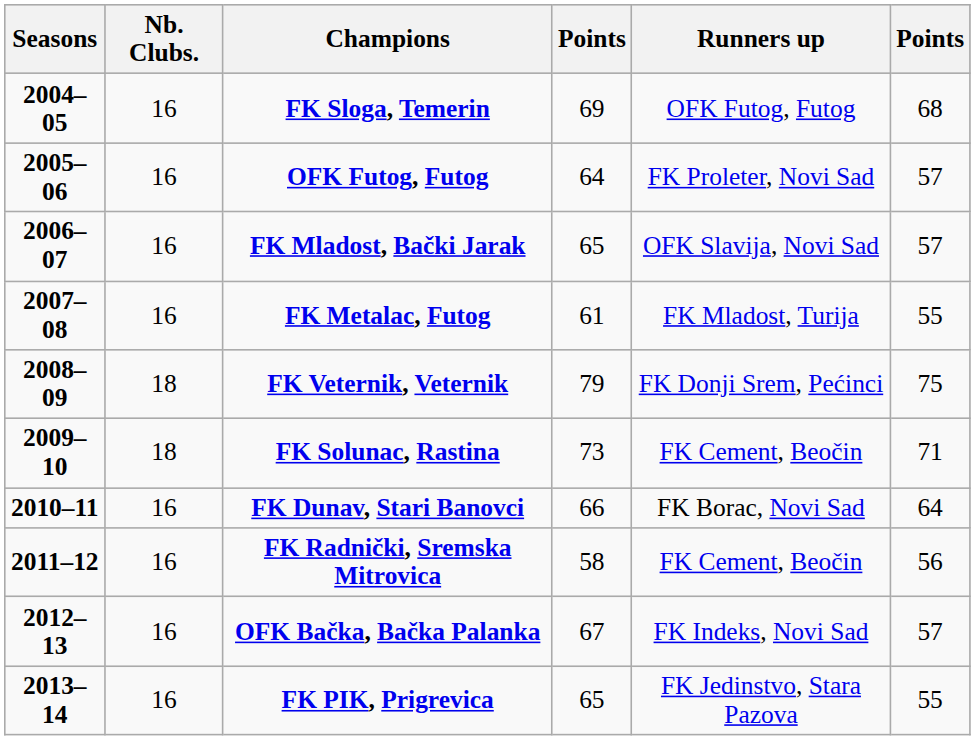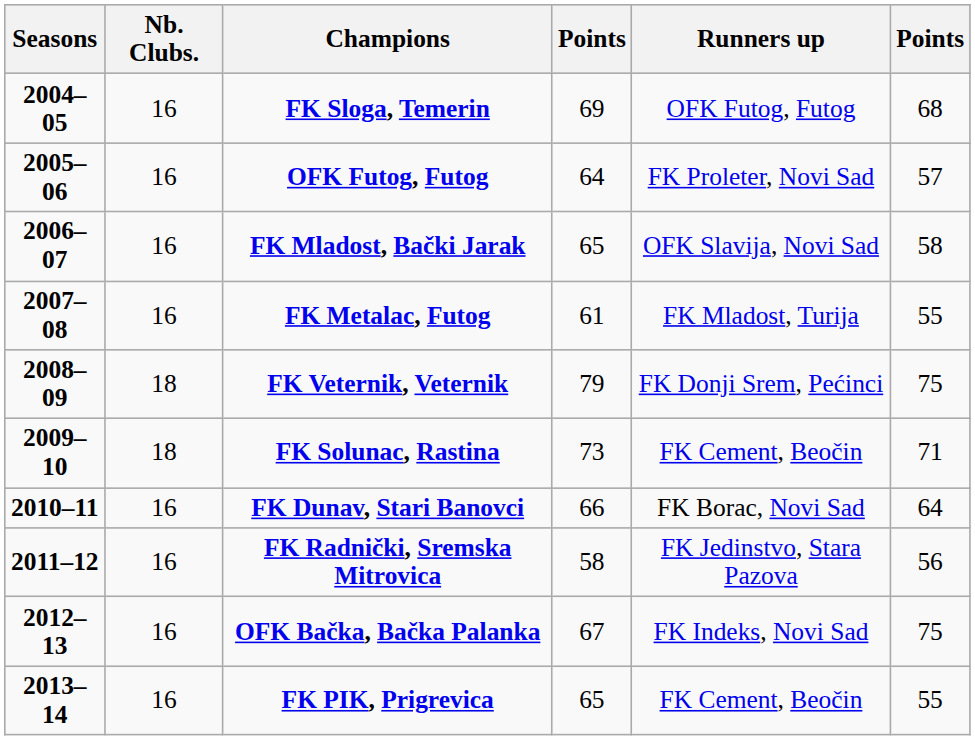(930, 245) 57 -> (930, 245) 58
(761, 562) FK Cement, Beočin -> (761, 562) FK Jedinstvo, Stara Pazova
(930, 631) 57 -> (930, 631) 75
(761, 700) FK Jedinstvo, Stara Pazova -> (761, 700) FK Cement, Beočin
